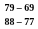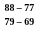rows swapped: (19, 21) <-> (19, 8)
